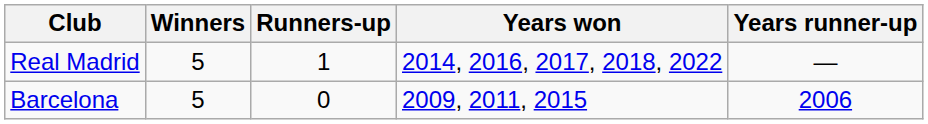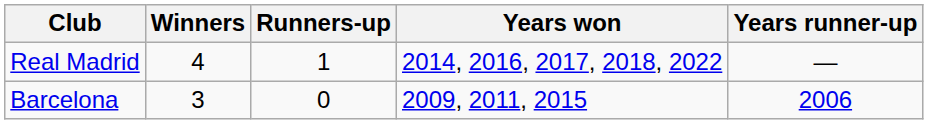(198, 61) 5 -> (198, 61) 4
(198, 99) 5 -> (198, 99) 3
